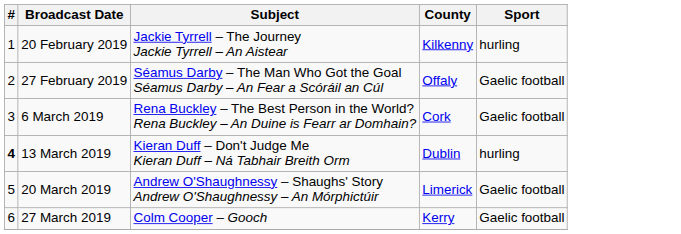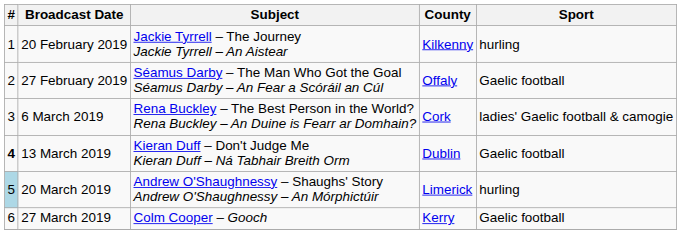(522, 116) Gaelic football -> (576, 116) ladies' Gaelic football & camogie
(499, 153) hurling -> (522, 153) Gaelic football
(11, 189) no background -> (11, 189) lightblue background
(522, 189) Gaelic football -> (499, 189) hurling
